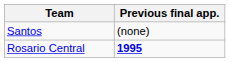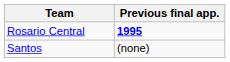rows swapped: (24, 31) <-> (46, 48)
